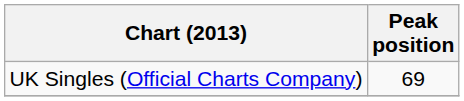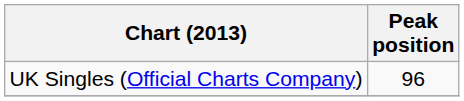(413, 78) 69 -> (413, 78) 96
